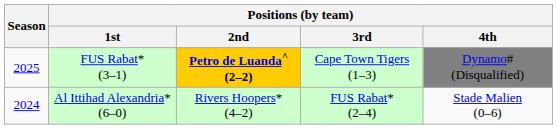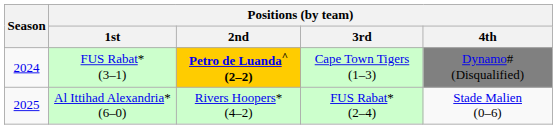(27, 67) 2025 -> (27, 67) 2024
(27, 106) 2024 -> (27, 106) 2025
